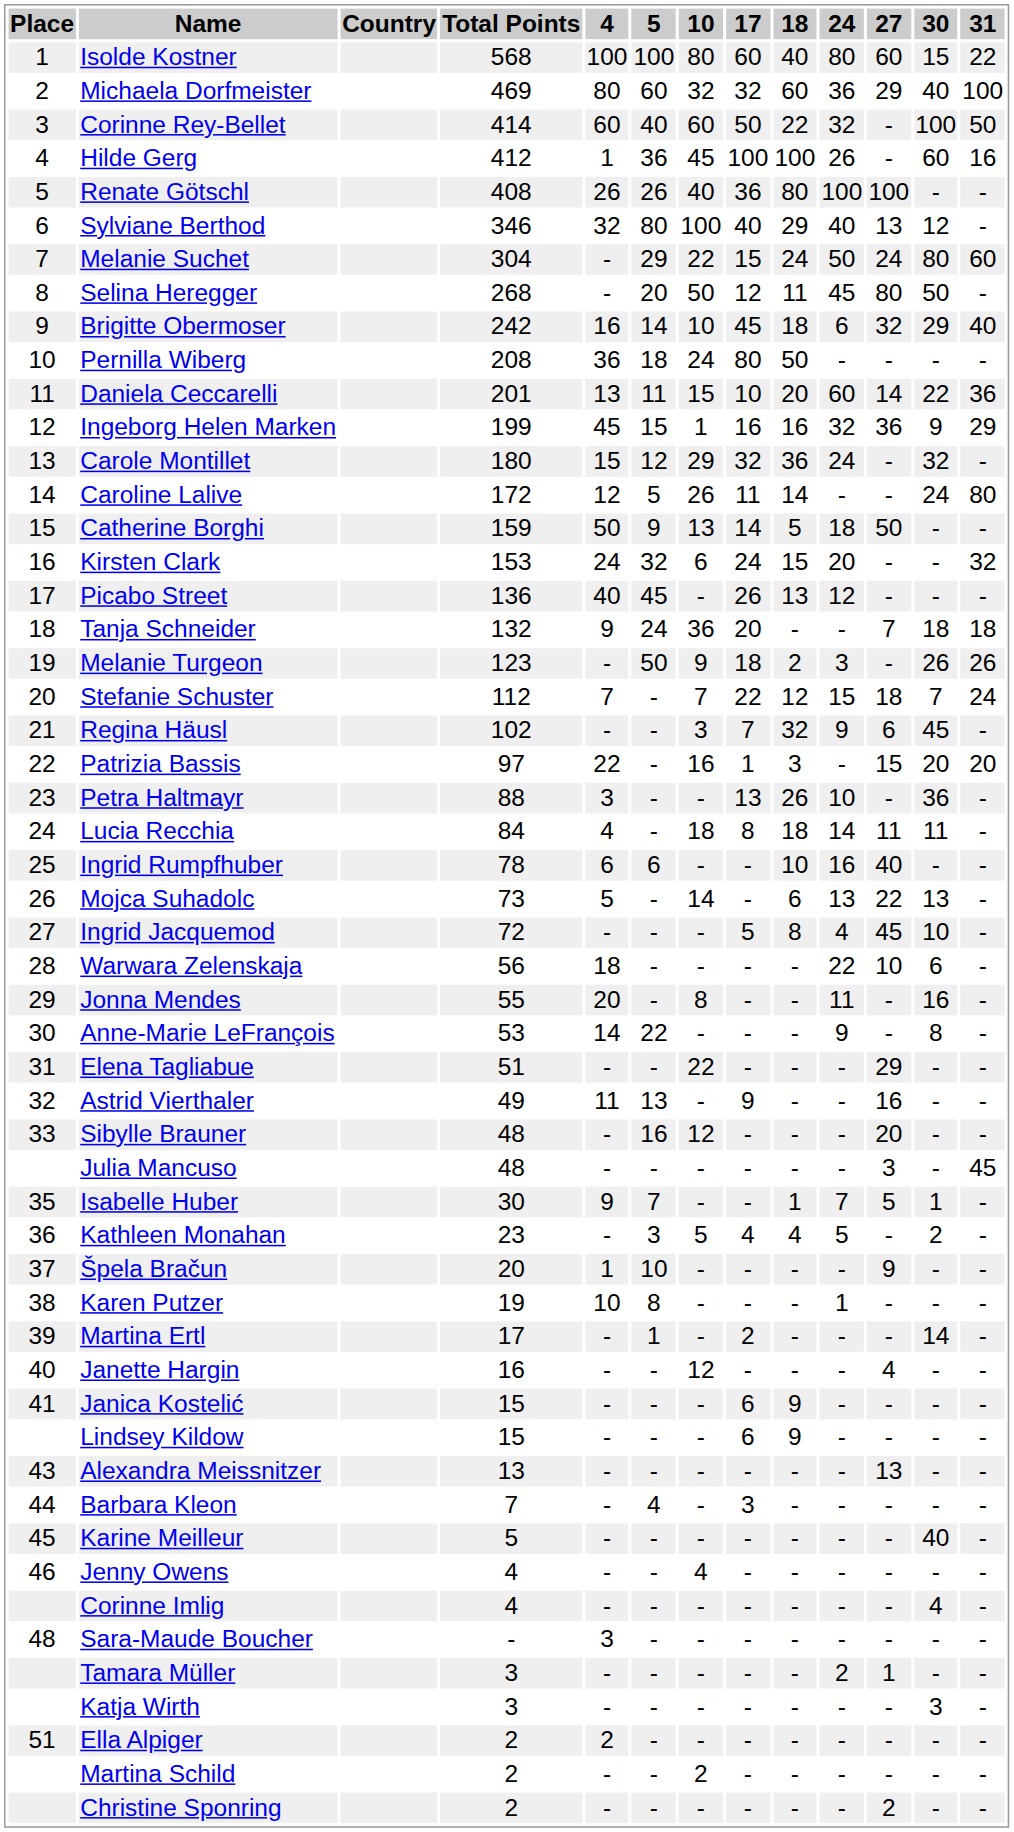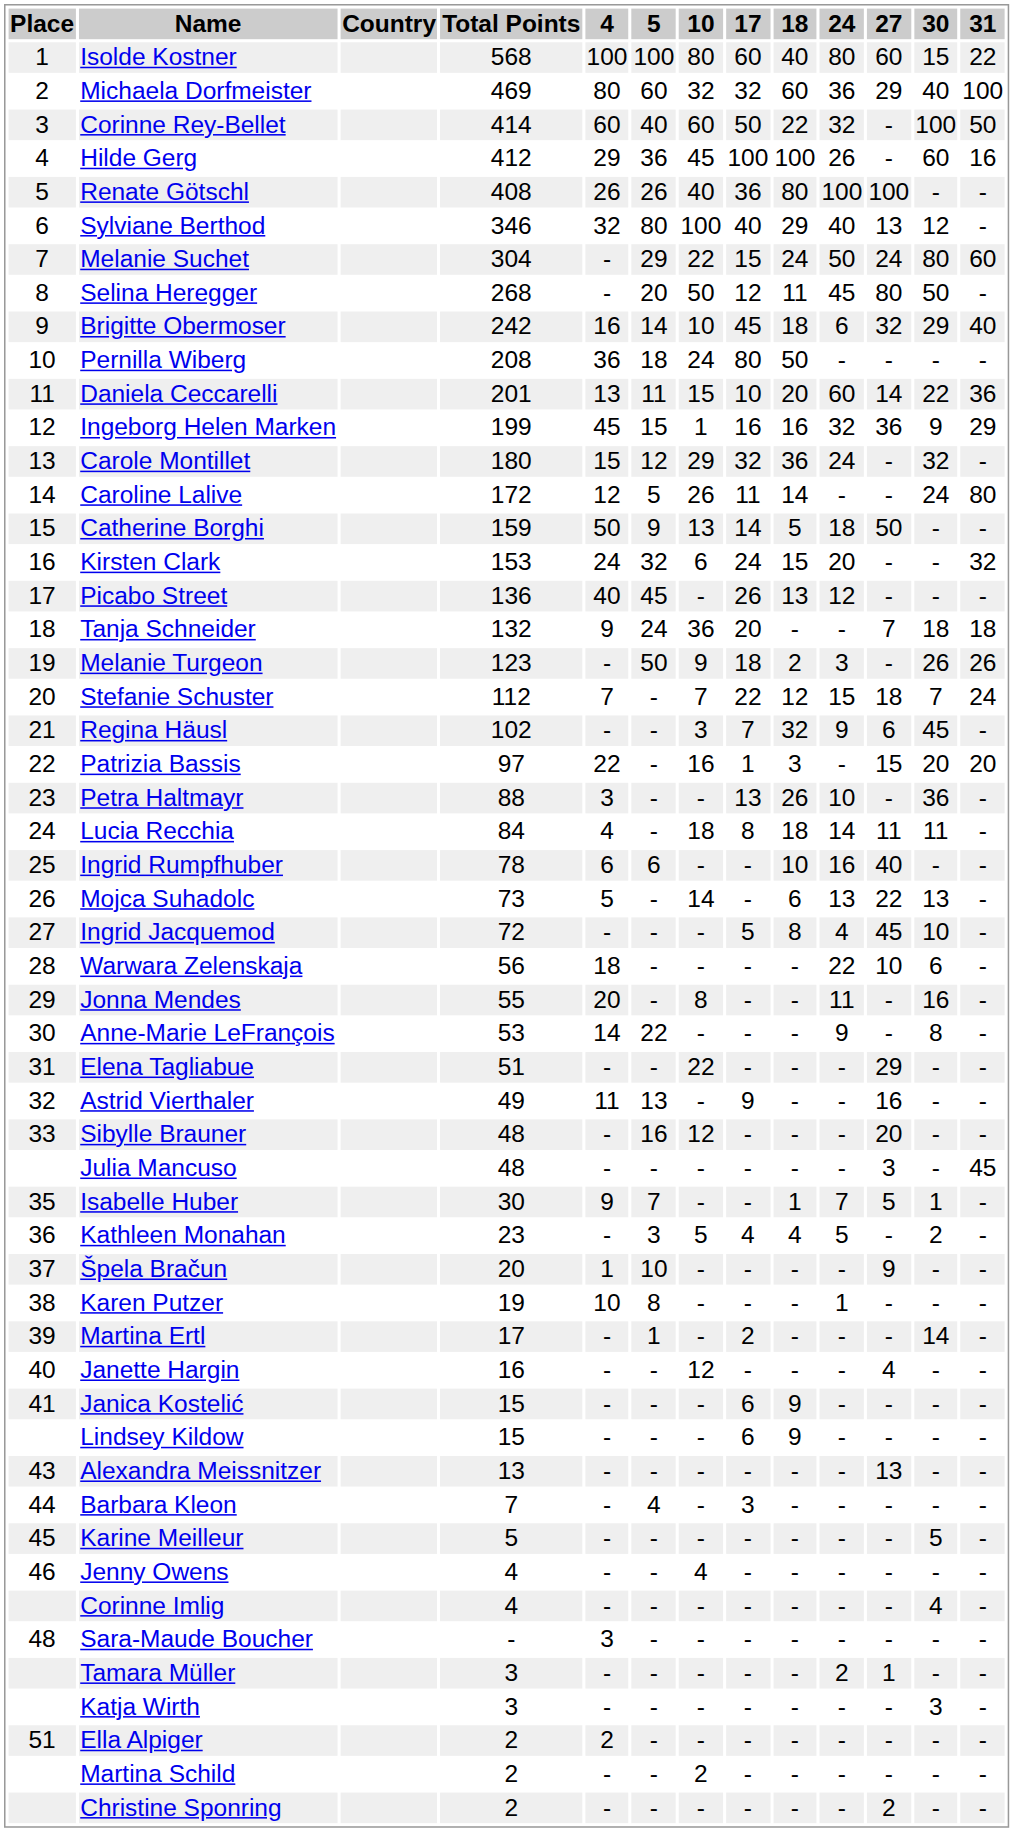(607, 158) 1 -> (607, 158) 29
(936, 1538) 40 -> (936, 1538) 5
